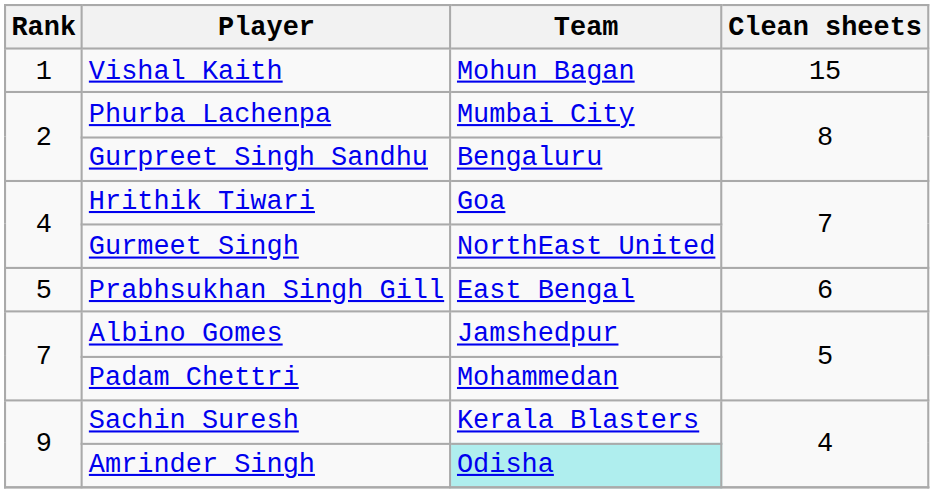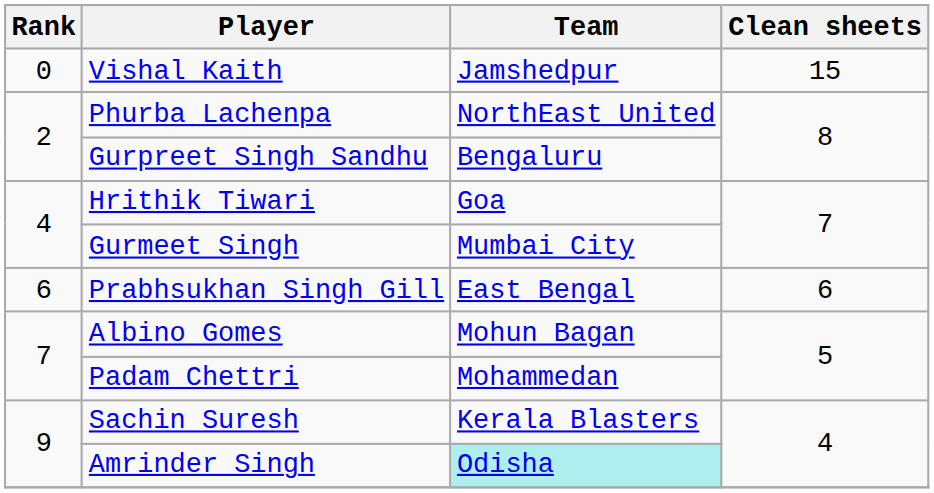(44, 71) 1 -> (44, 71) 0
(546, 71) Mohun Bagan -> (538, 71) Jamshedpur
(546, 115) Mumbai City -> (586, 115) NorthEast United
(586, 246) NorthEast United -> (546, 246) Mumbai City
(44, 290) 5 -> (44, 290) 6
(538, 334) Jamshedpur -> (546, 334) Mohun Bagan
